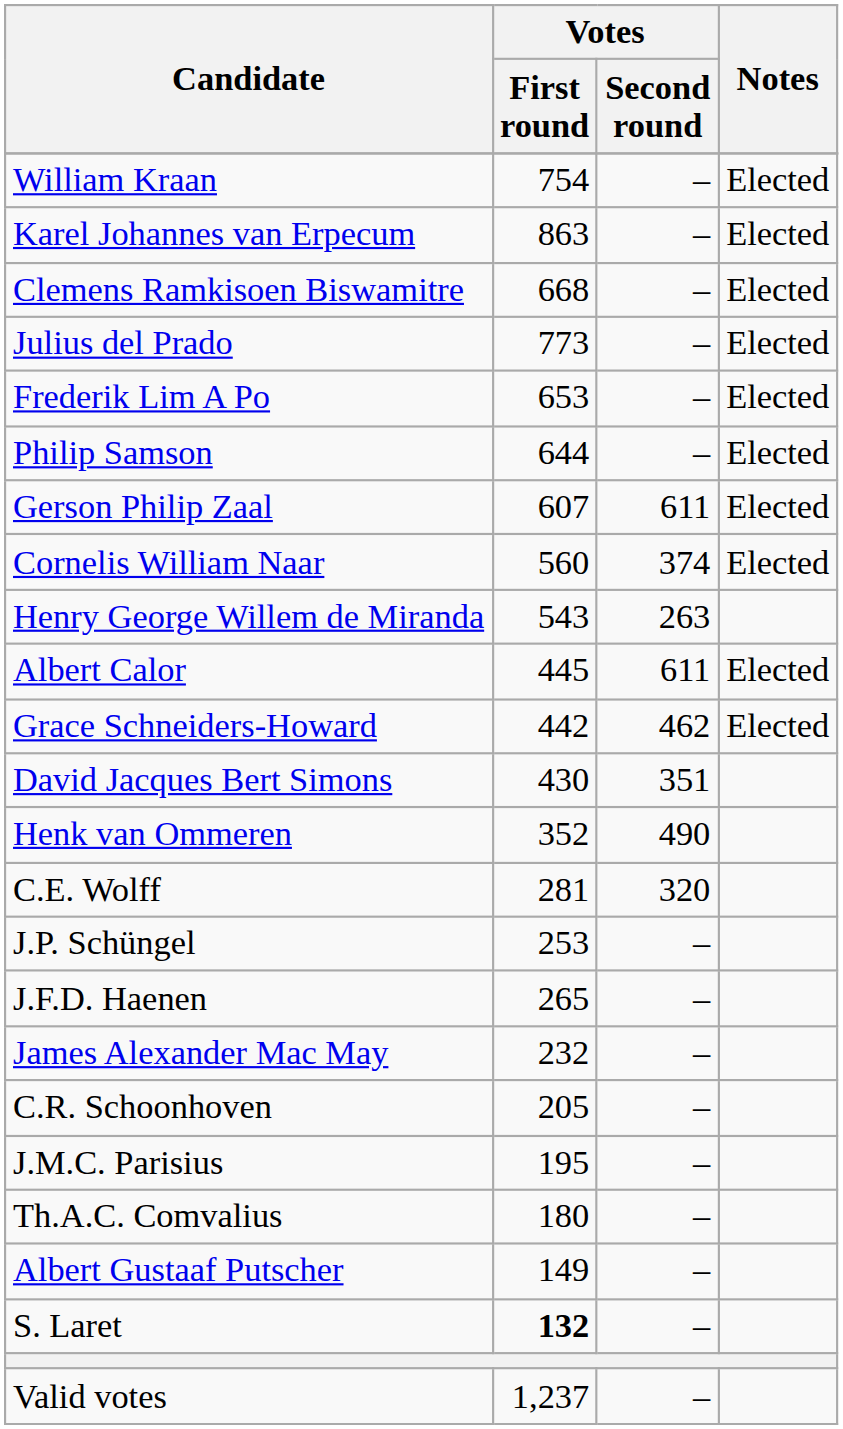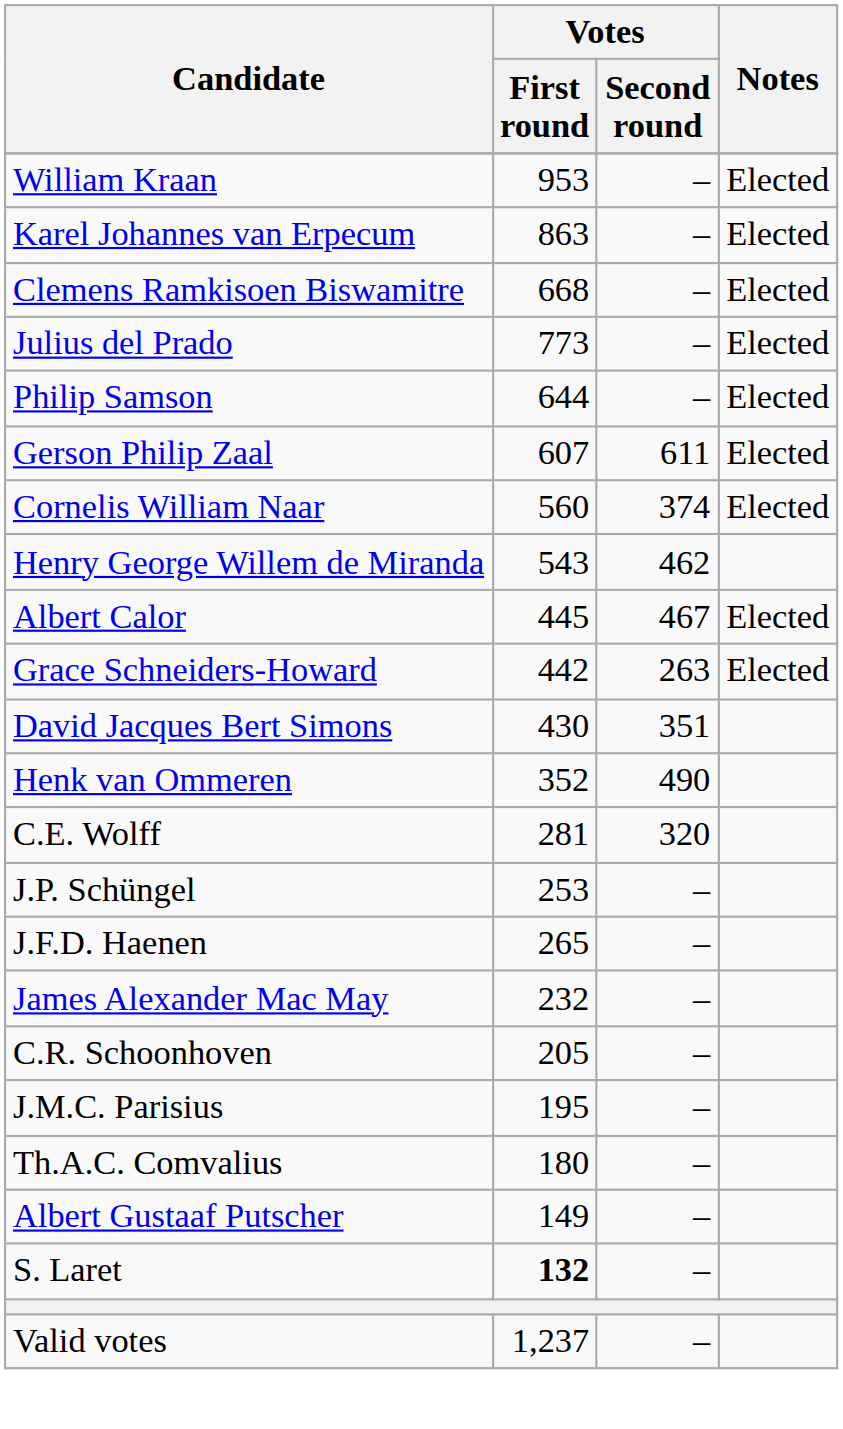(563, 179) 754 -> (563, 179) 953
- row: (142, 397)
(684, 616) 263 -> (684, 561) 462
(685, 670) 611 -> (684, 616) 467
(684, 725) 462 -> (684, 670) 263
